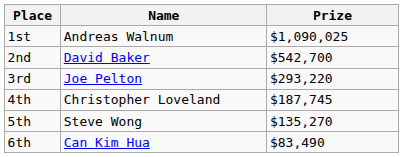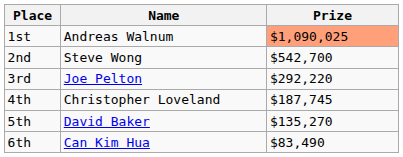(309, 36) no background -> (309, 36) lightsalmon background
(107, 57) David Baker -> (103, 57) Steve Wong
(301, 79) $293,220 -> (301, 79) $292,220
(103, 121) Steve Wong -> (107, 121) David Baker
